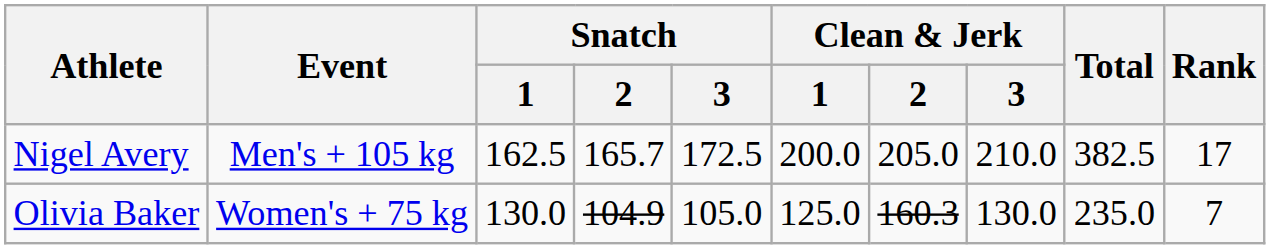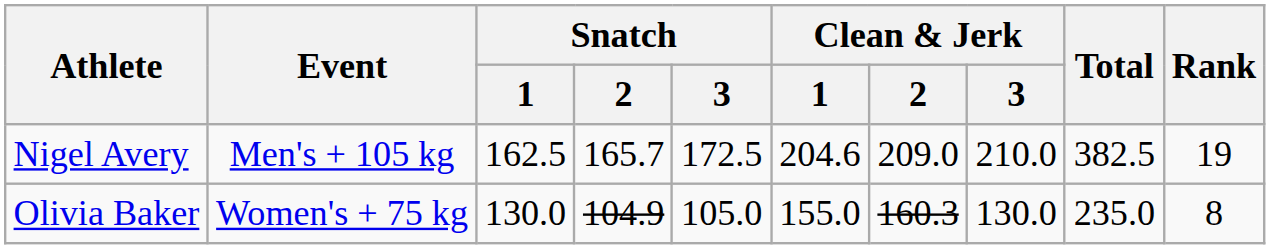(820, 153) 200.0 -> (820, 153) 204.6
(918, 153) 205.0 -> (918, 153) 209.0
(1214, 153) 17 -> (1214, 153) 19
(820, 213) 125.0 -> (820, 213) 155.0
(1214, 213) 7 -> (1214, 213) 8
